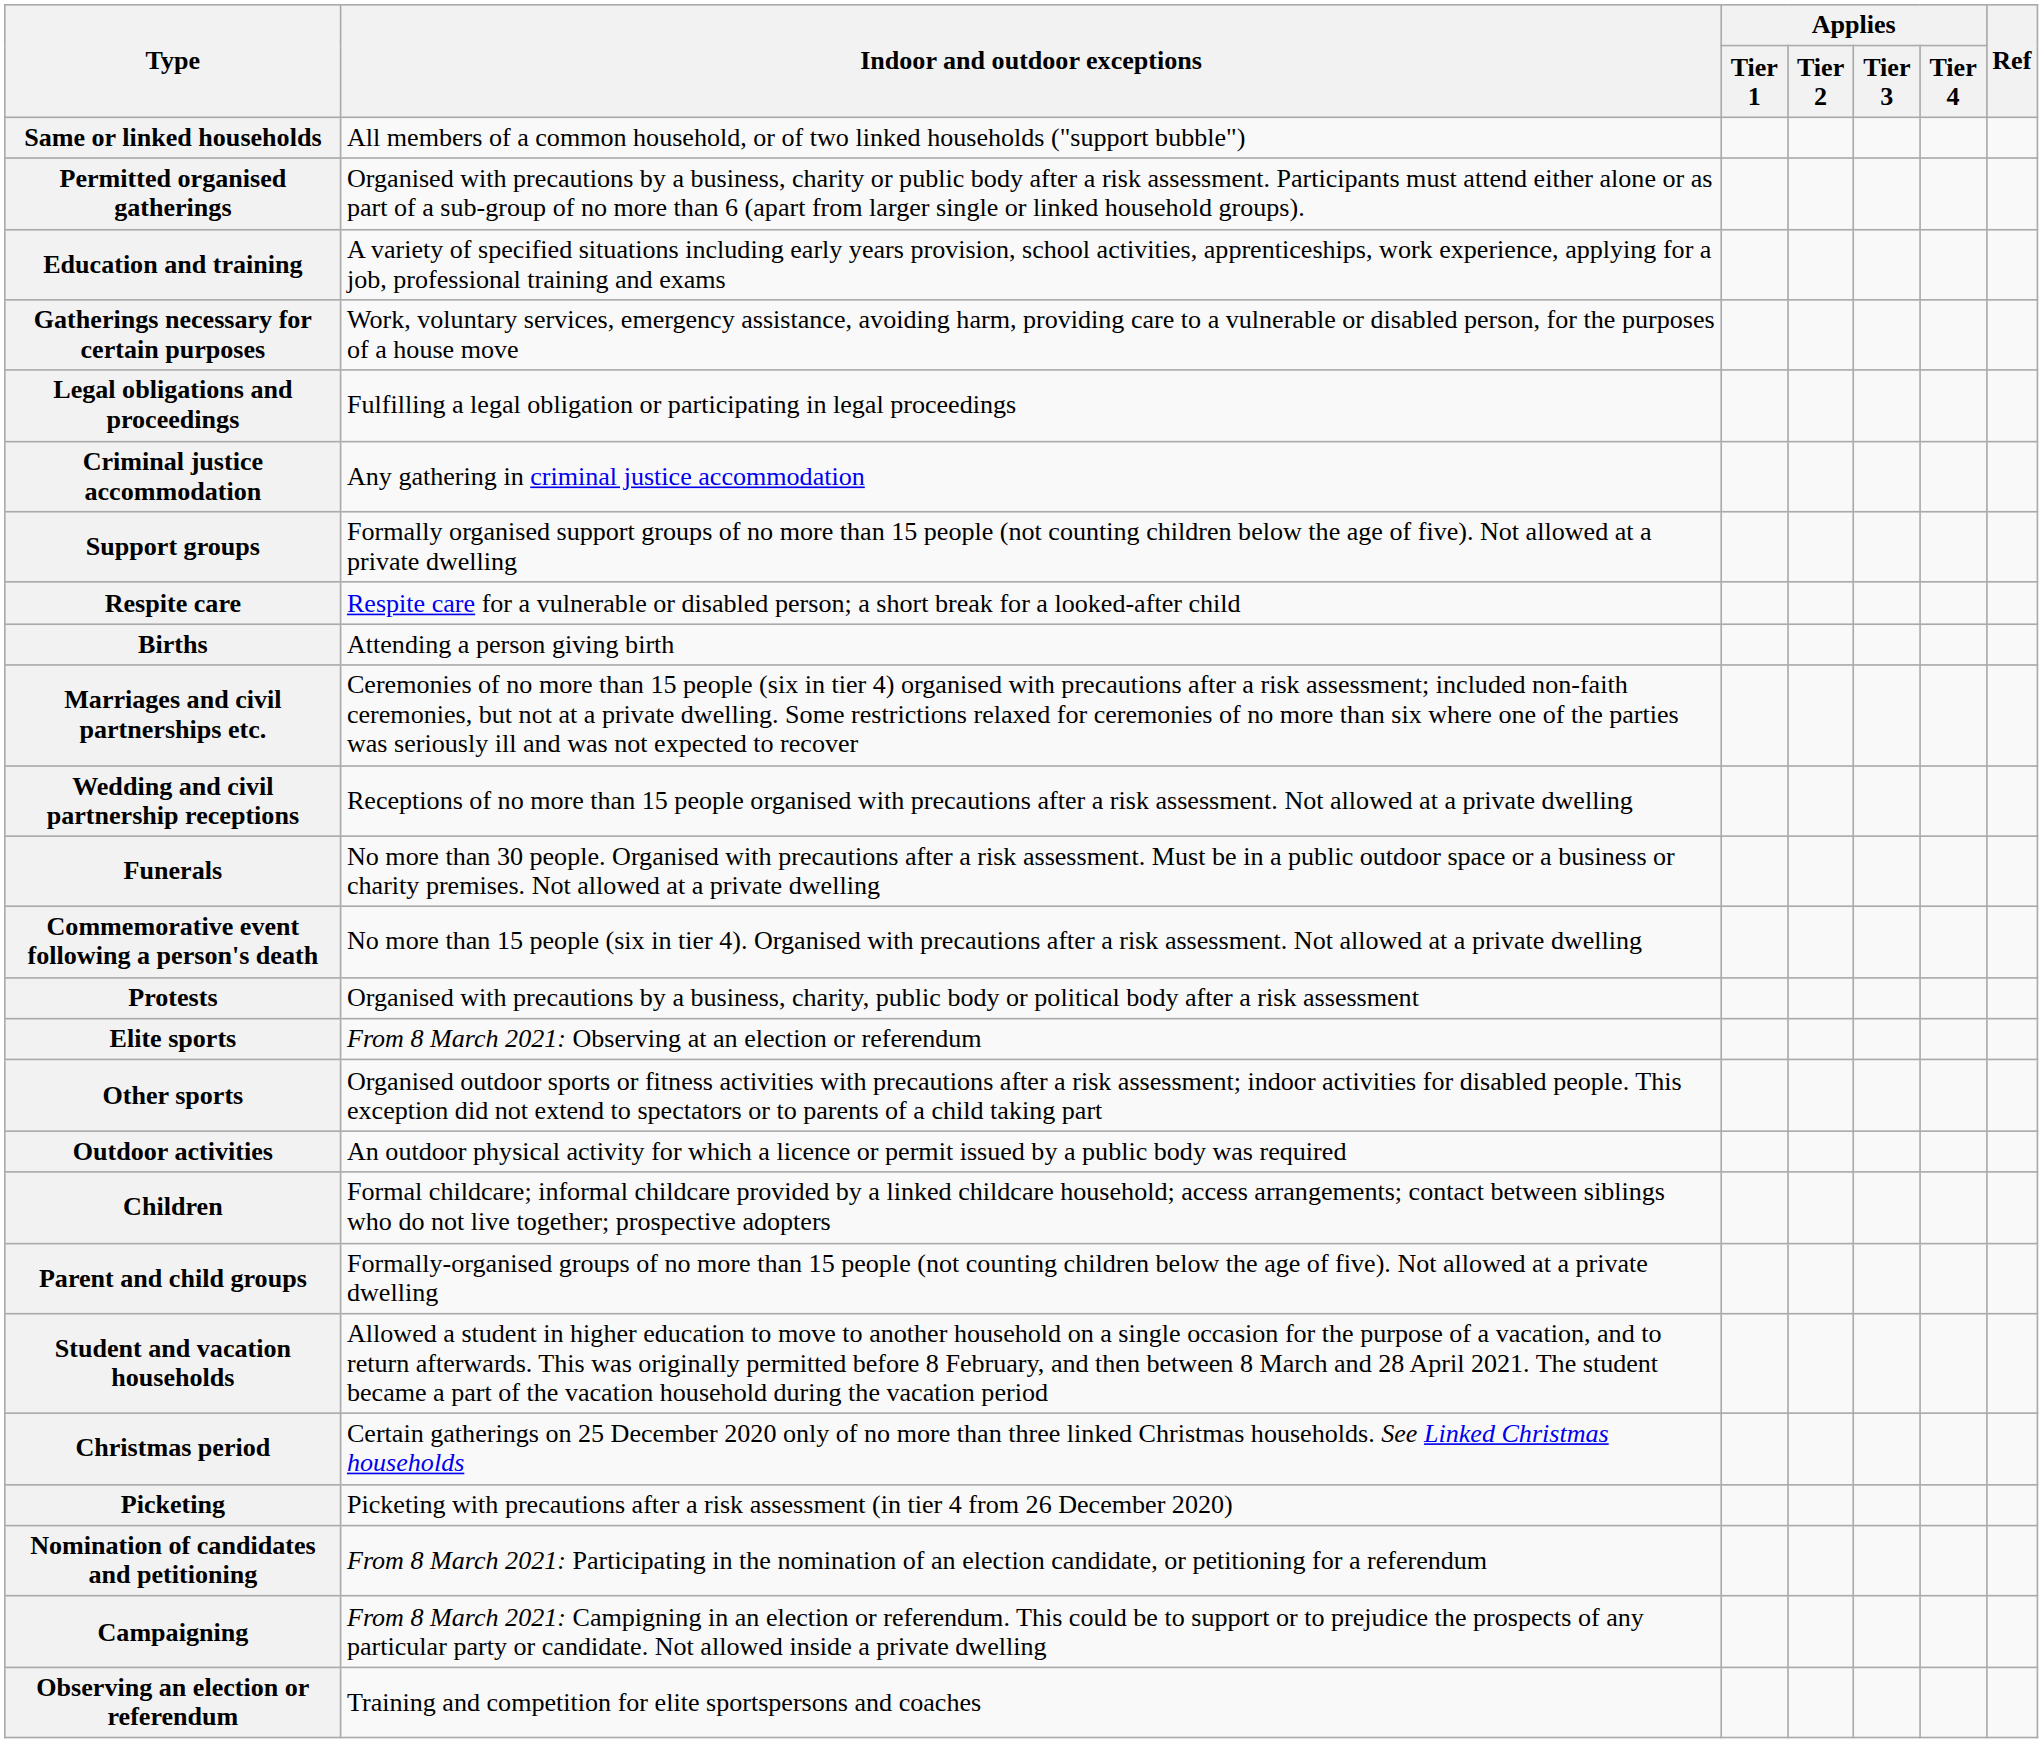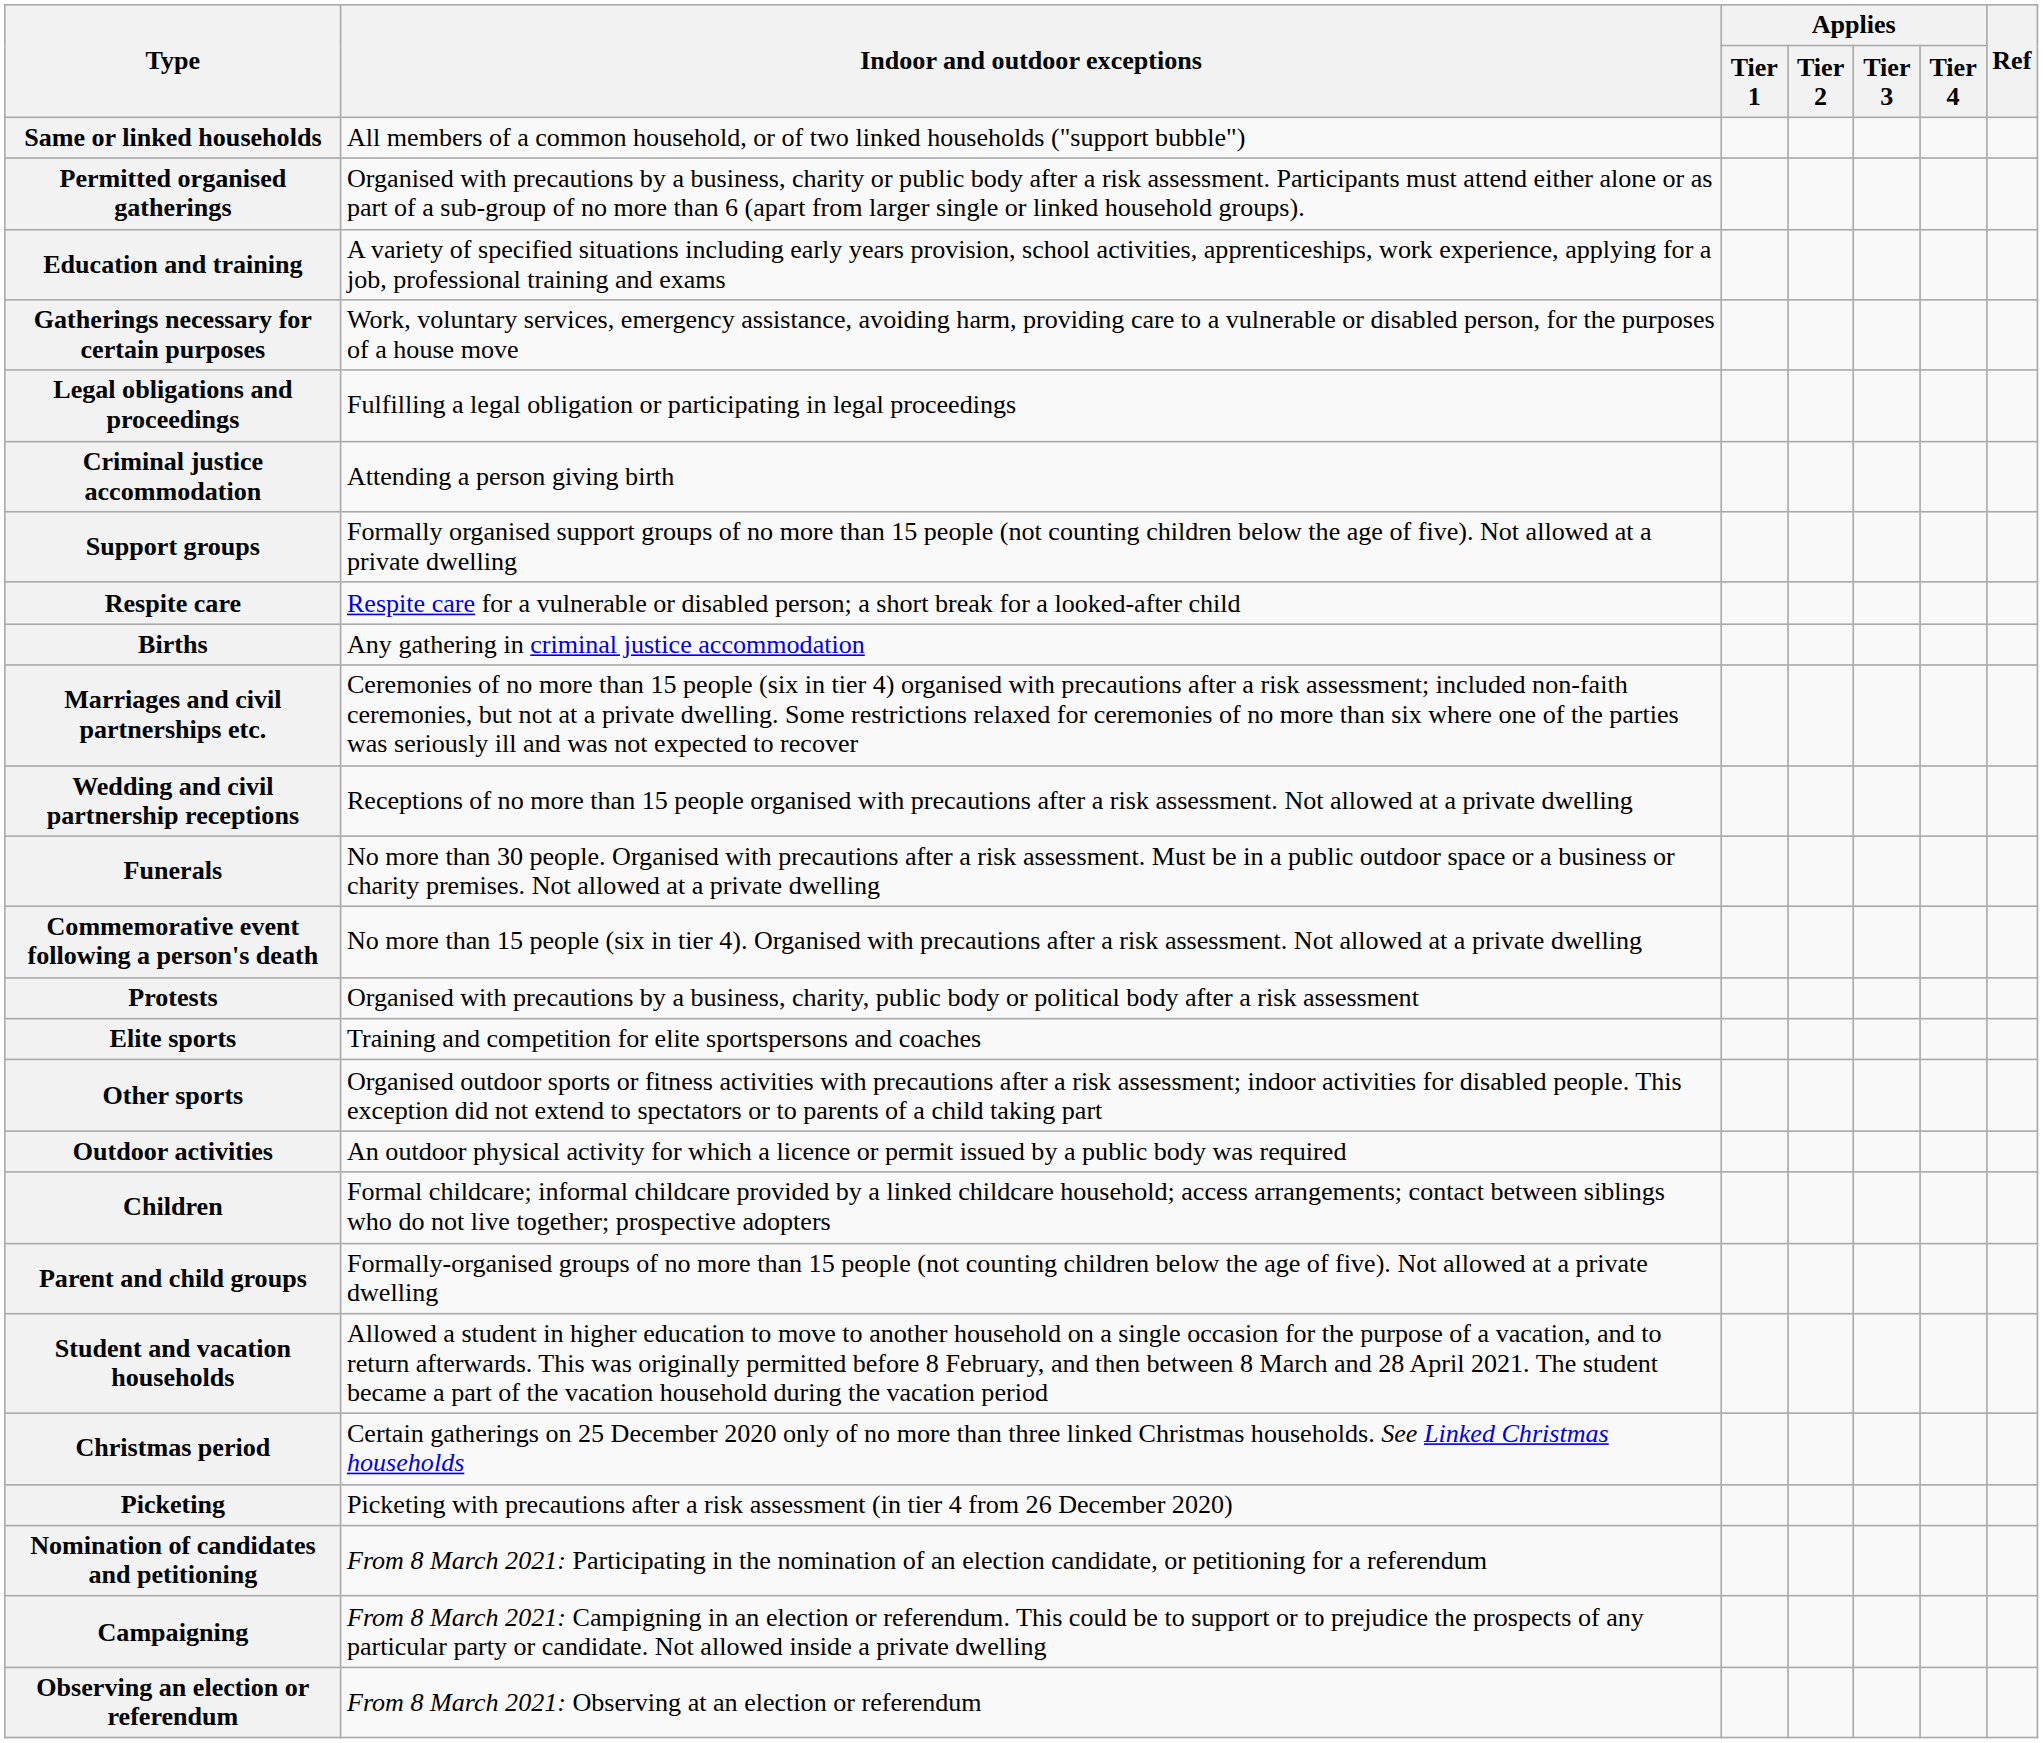(606, 476) Any gathering in criminal justice accommodation -> (511, 476) Attending a person giving birth
(511, 644) Attending a person giving birth -> (606, 644) Any gathering in criminal justice accommodation
(664, 1039) From 8 March 2021: Observing at an election or referendum -> (664, 1039) Training and competition for elite sportspersons and coaches
(664, 1702) Training and competition for elite sportspersons and coaches -> (664, 1702) From 8 March 2021: Observing at an election or referendum
